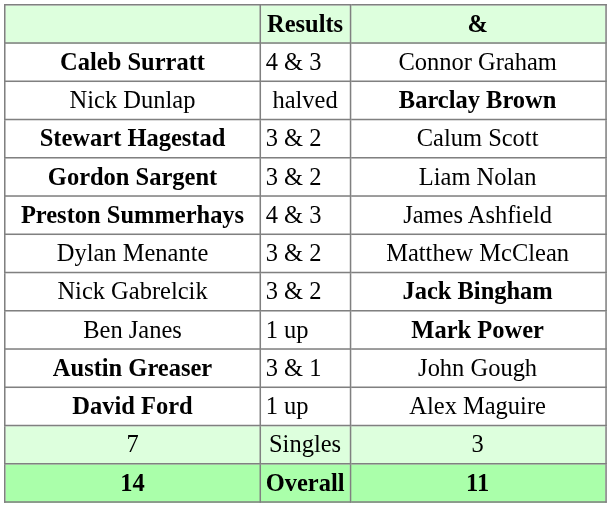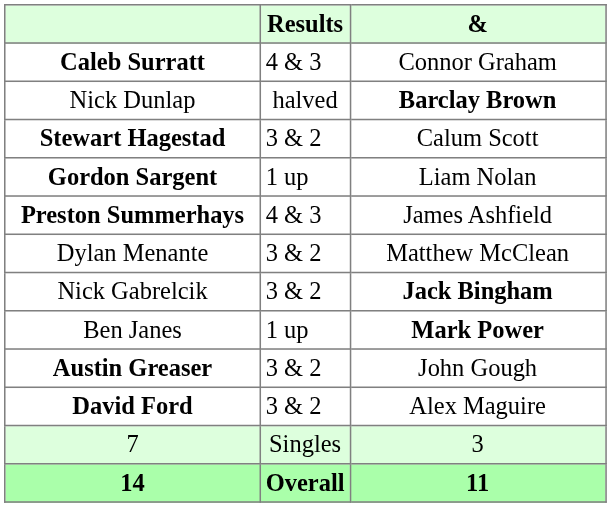(294, 176) 3 & 2 -> (287, 176) 1 up
(294, 367) 3 & 1 -> (294, 367) 3 & 2
(287, 406) 1 up -> (294, 406) 3 & 2
